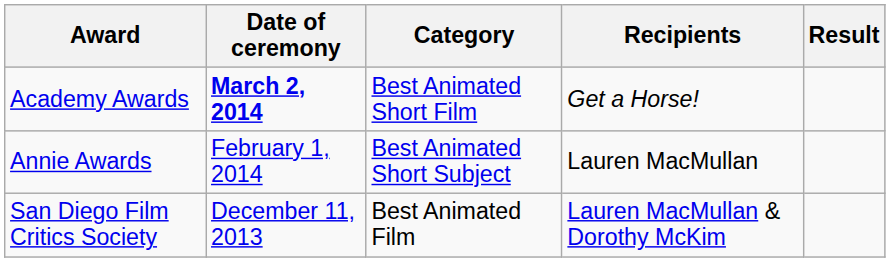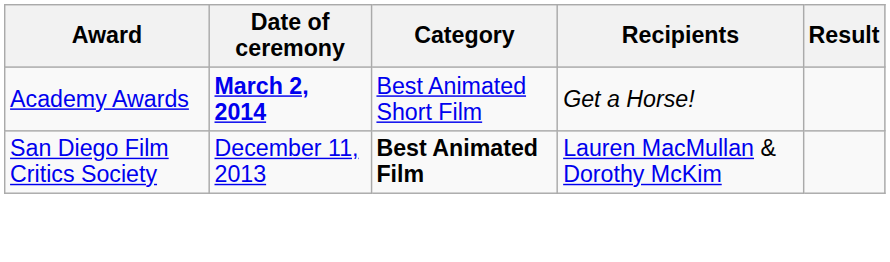- row: (81, 161)
(446, 224) normal -> (457, 161) bold
